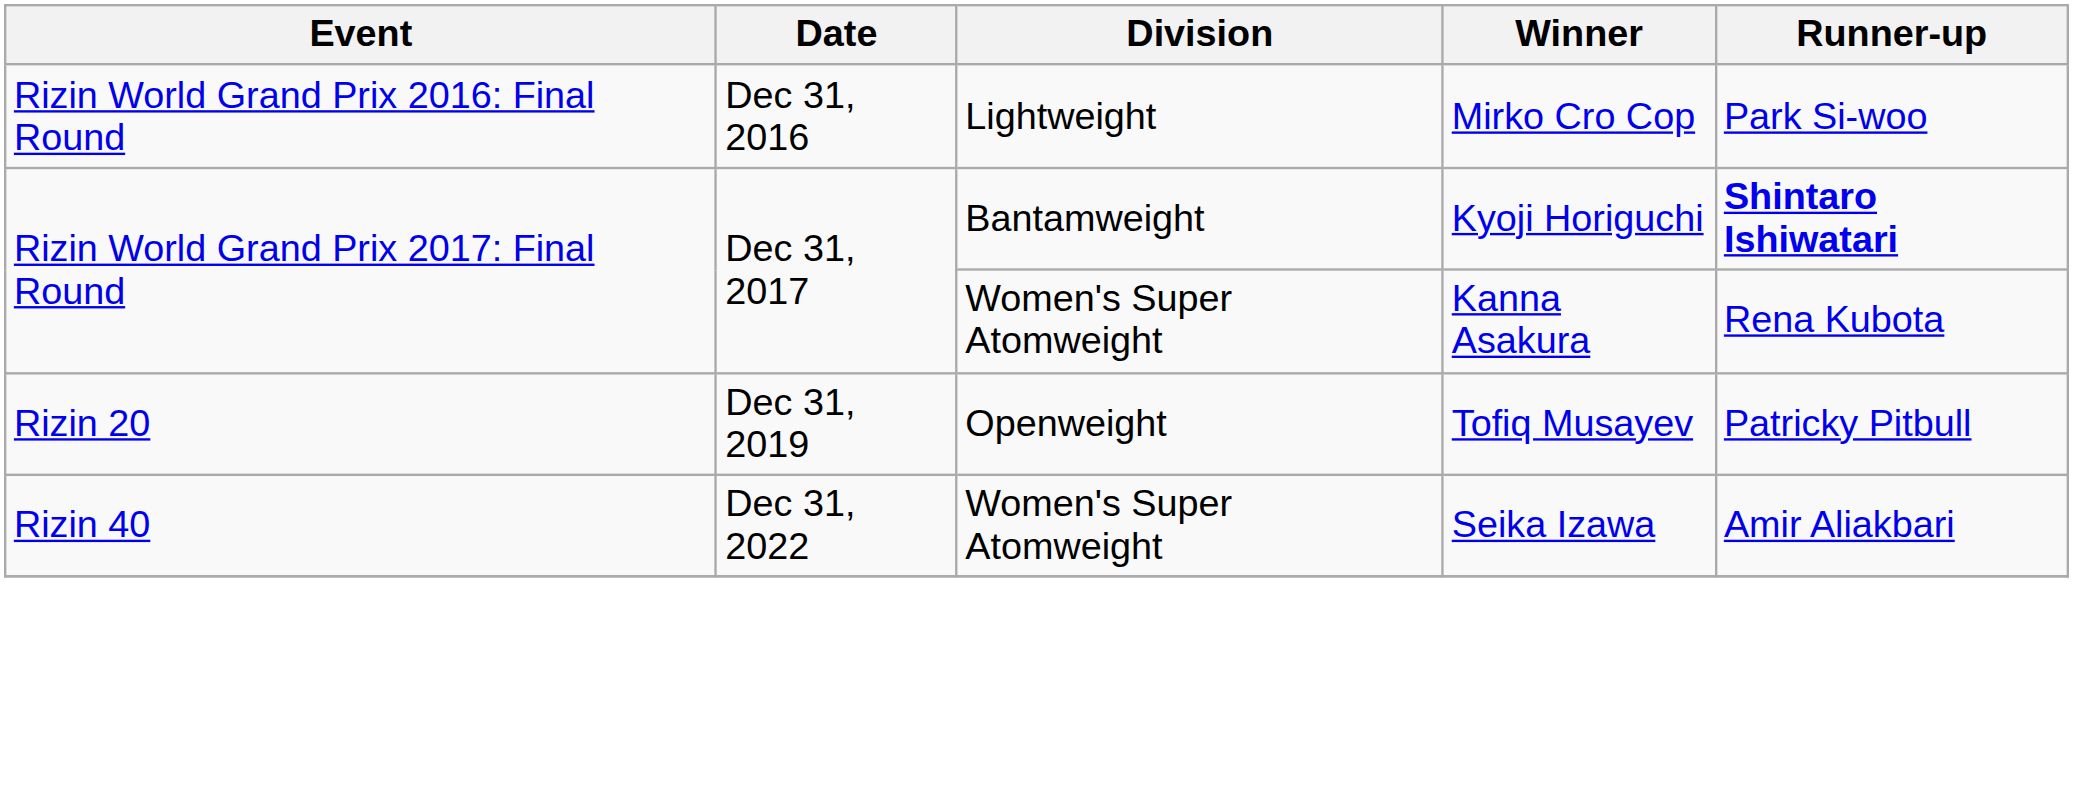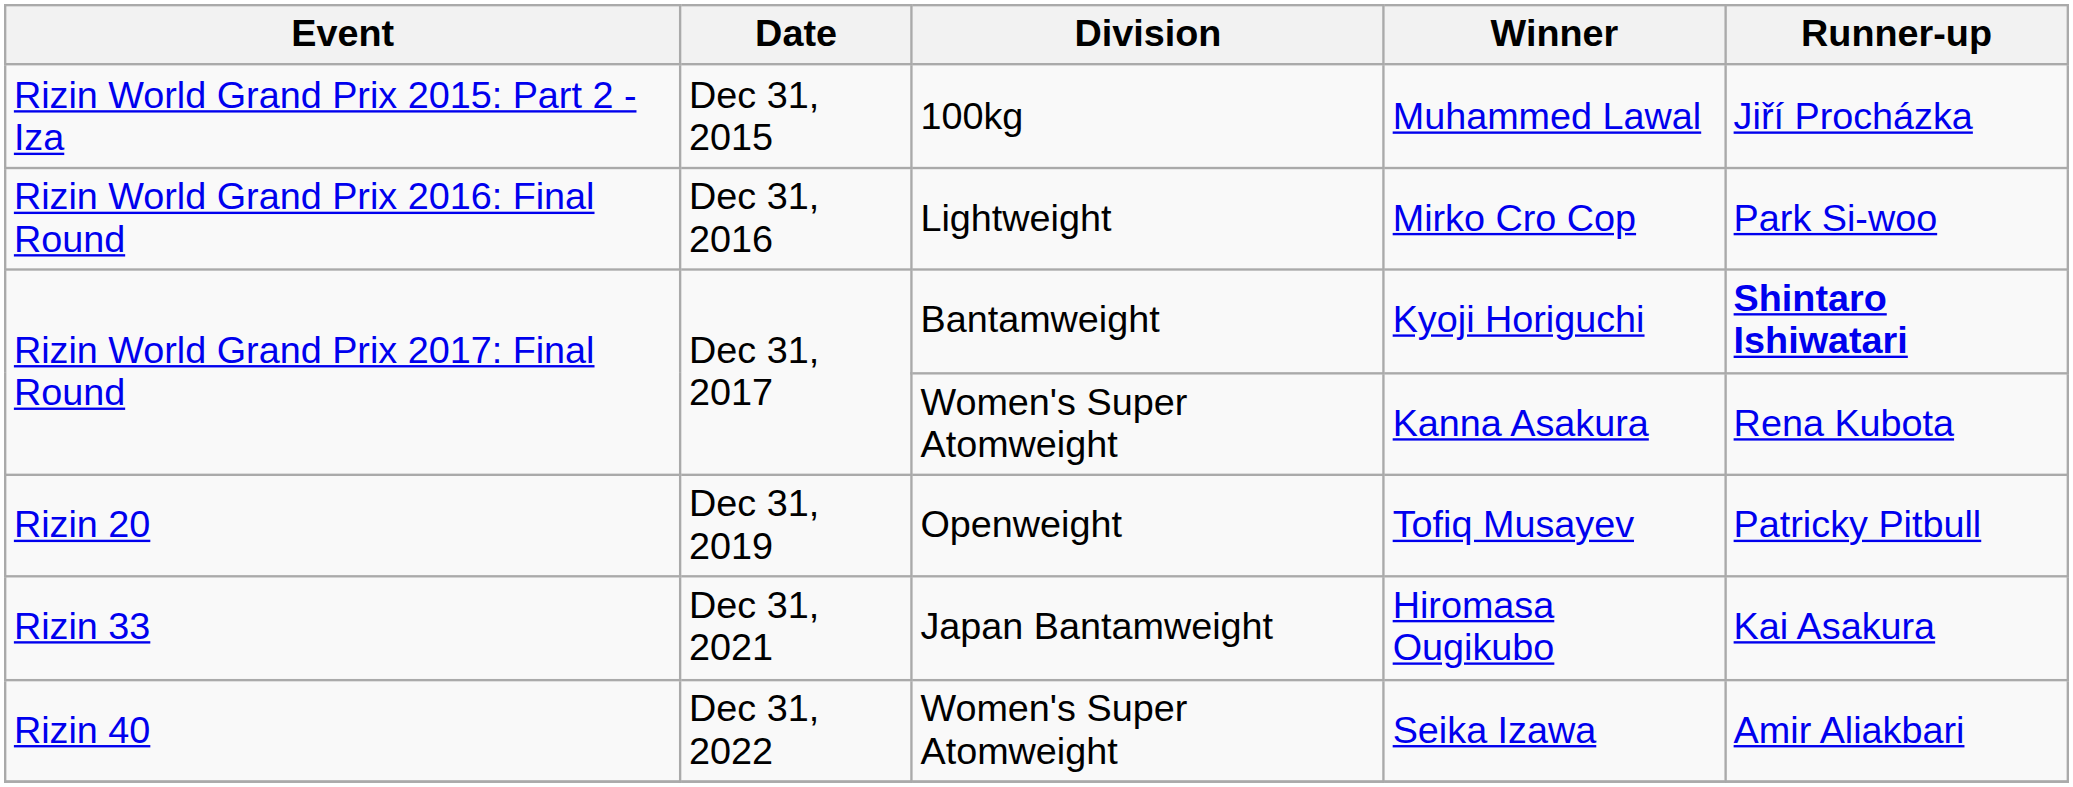+ row: (1547, 115)
+ row: (1474, 627)
